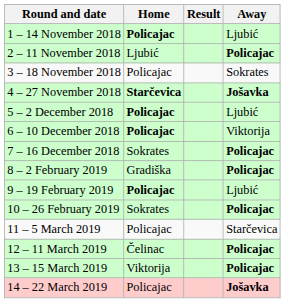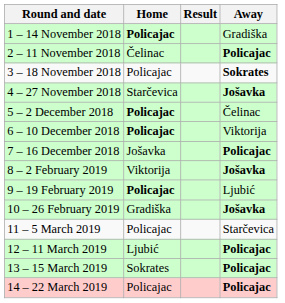(242, 33) Ljubić -> (245, 33) Gradiška
(143, 53) Ljubić -> (145, 53) Čelinac
(247, 72) normal -> (246, 72) bold
(154, 92) bold -> (152, 92) normal
(242, 111) Ljubić -> (242, 111) Čelinac
(148, 151) Sokrates -> (146, 151) Jošavka
(149, 170) Gradiška -> (148, 170) Viktorija
(250, 170) Policajac -> (244, 170) Jošavka
(148, 209) Sokrates -> (149, 209) Gradiška
(250, 209) Policajac -> (244, 209) Jošavka
(145, 248) Čelinac -> (143, 248) Ljubić
(148, 268) Viktorija -> (148, 268) Sokrates
(247, 287) Jošavka -> (247, 287) Policajac
